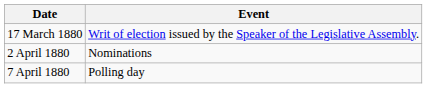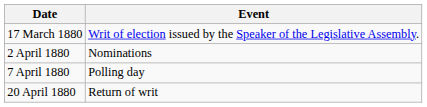+ row: (41, 92)
